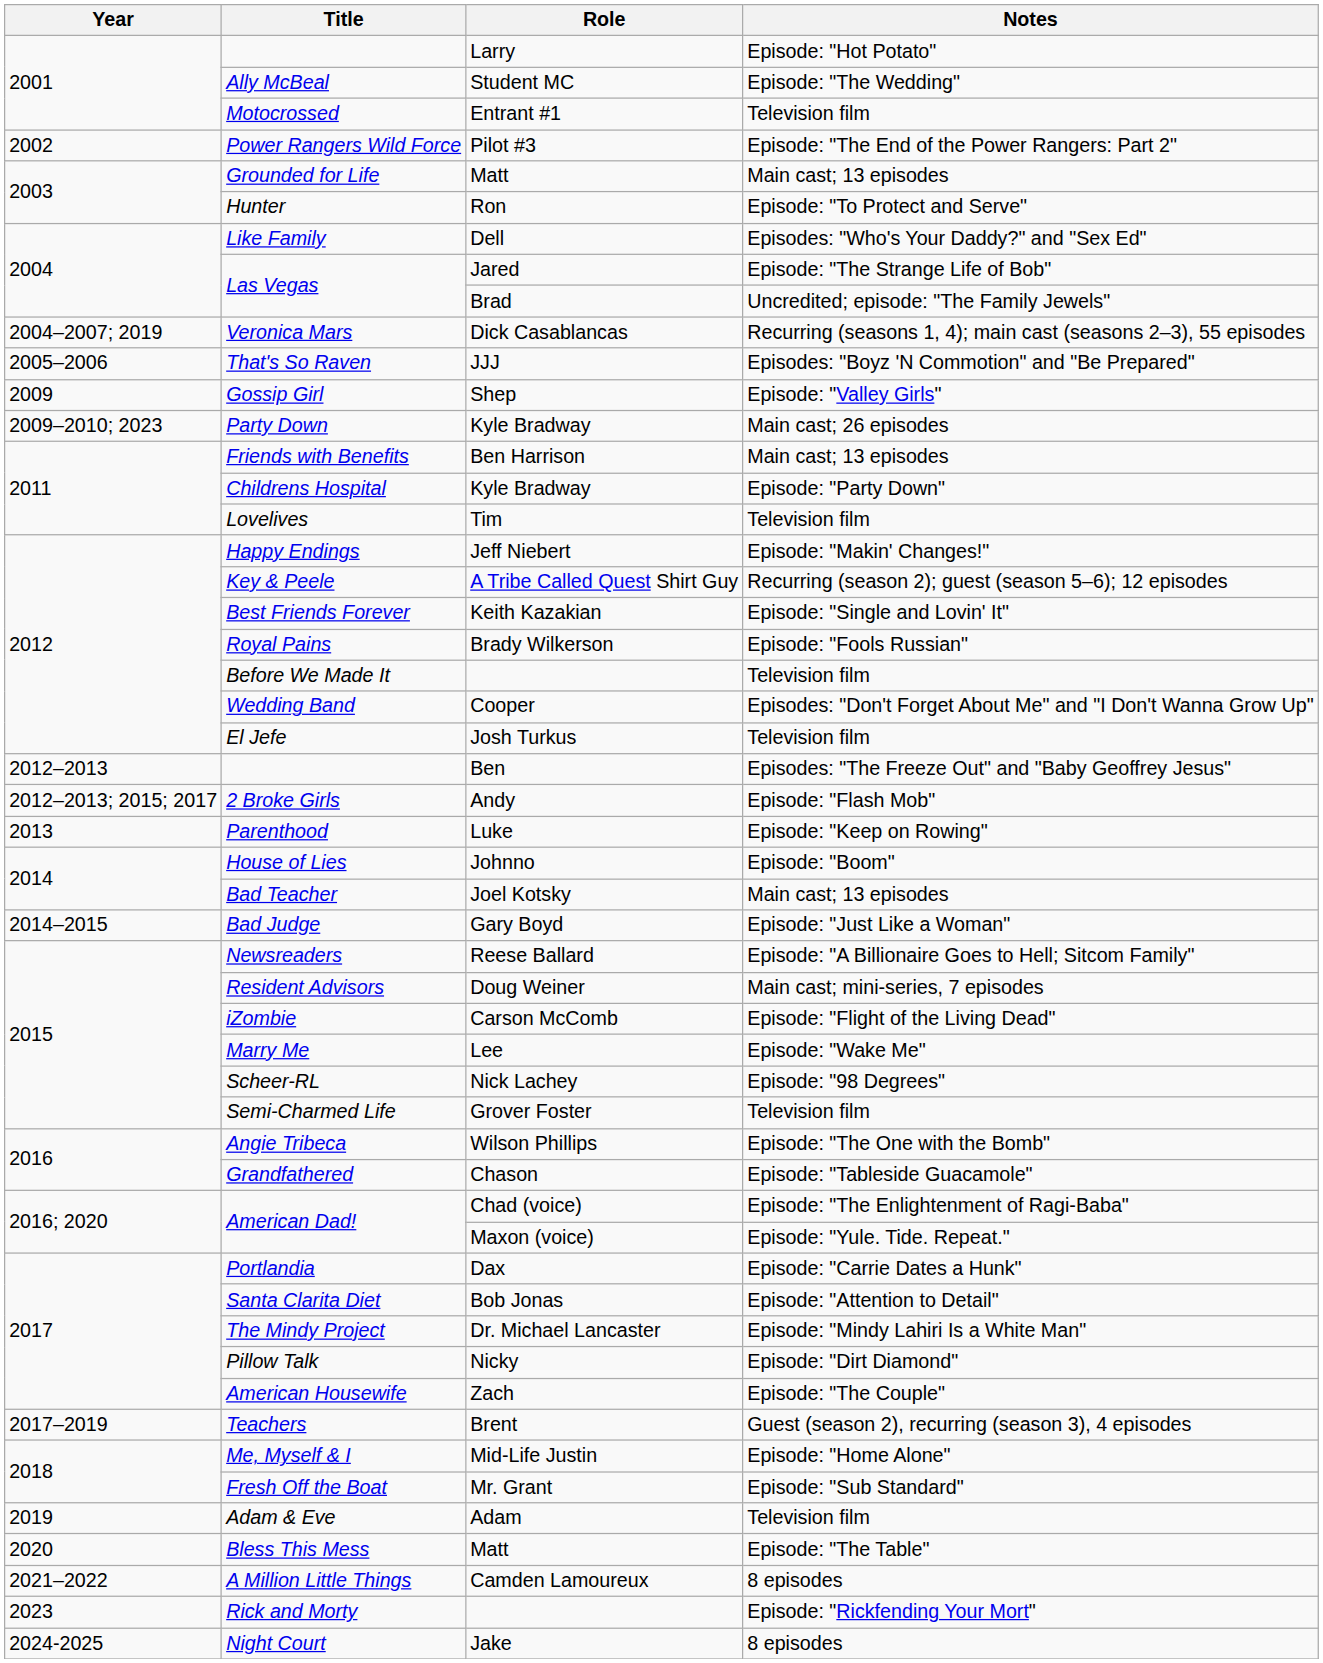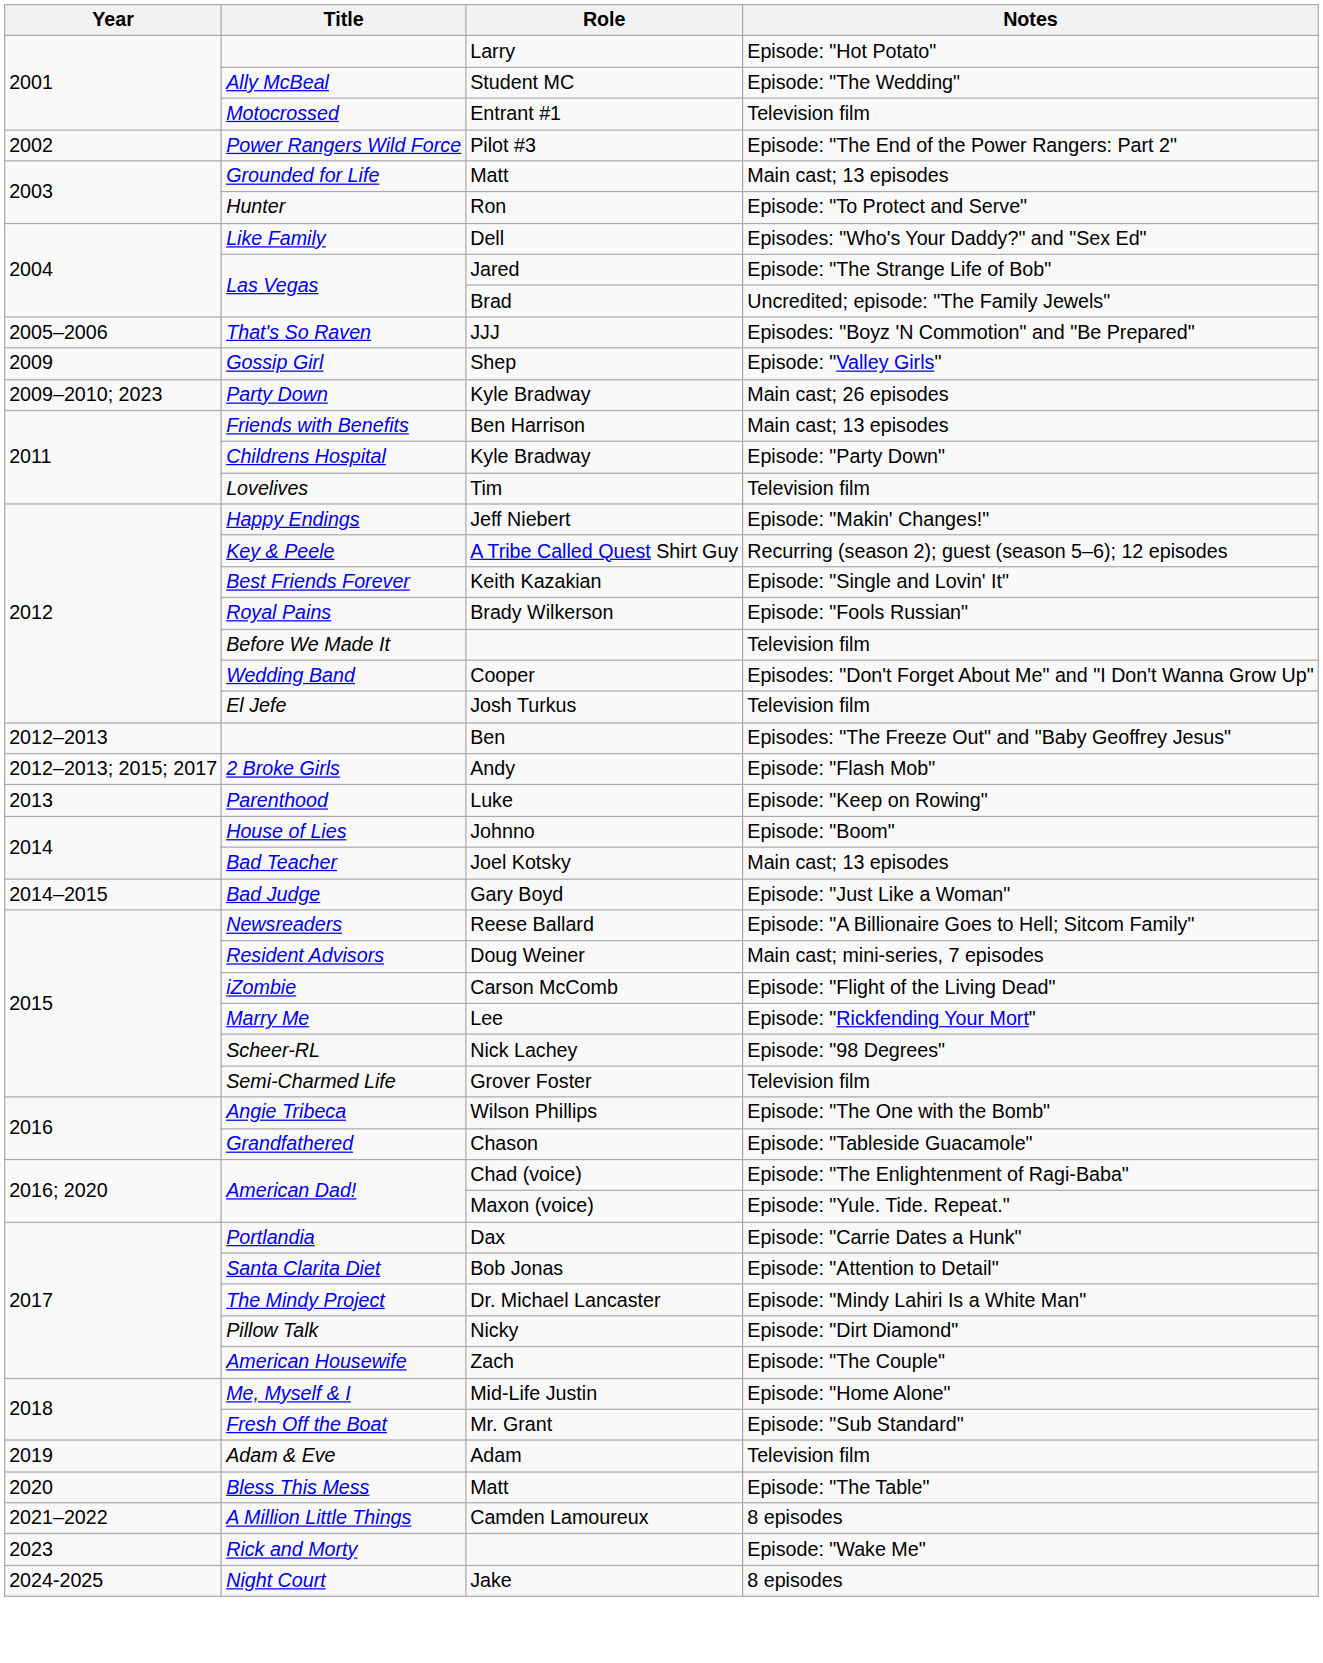- row: (289, 332)
(836, 1050) Episode: "Wake Me" -> (892, 1018) Episode: "Rickfending Your Mort"
- row: (266, 1424)
(892, 1611) Episode: "Rickfending Your Mort" -> (836, 1549) Episode: "Wake Me"
